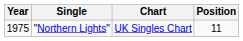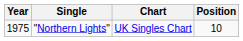(216, 28) 11 -> (216, 28) 10
